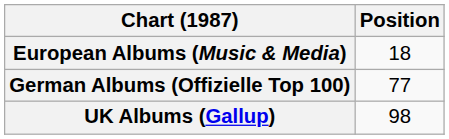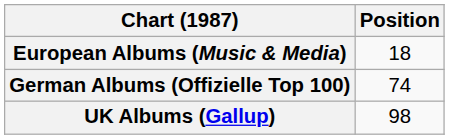(400, 85) 77 -> (400, 85) 74
